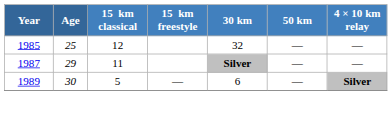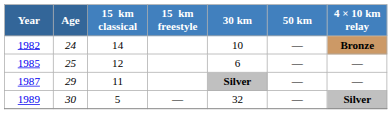+ row: (29, 45)
(237, 45) 32 -> (237, 63) 6
(237, 81) 6 -> (237, 100) 32
